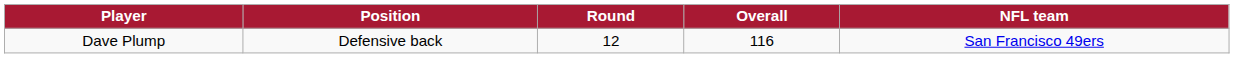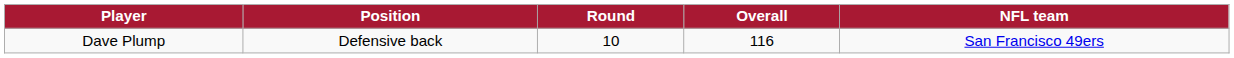(611, 40) 12 -> (611, 40) 10
